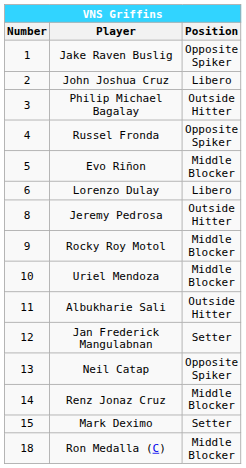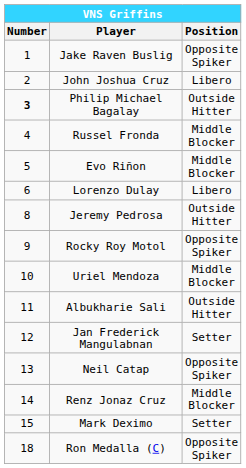(27, 105) normal -> (27, 105) bold
(212, 135) Opposite Spiker -> (212, 135) Middle Blocker
(212, 246) Middle Blocker -> (212, 246) Opposite Spiker
(212, 448) Middle Blocker -> (212, 448) Opposite Spiker
